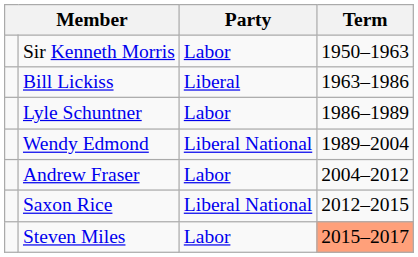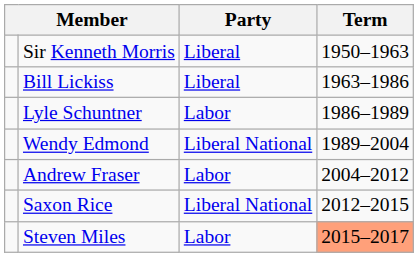(207, 50) Labor -> (212, 50) Liberal
